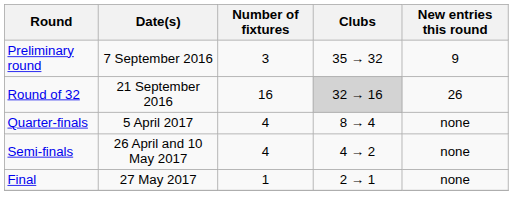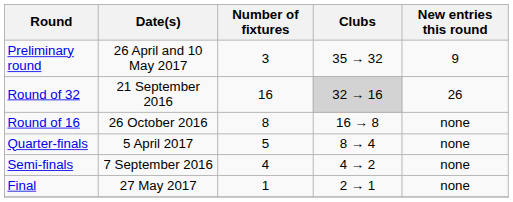(158, 58) 7 September 2016 -> (158, 58) 26 April and 10 May 2017
+ row: (44, 123)
(265, 123) 4 -> (265, 144) 5
(158, 151) 26 April and 10 May 2017 -> (158, 165) 7 September 2016
